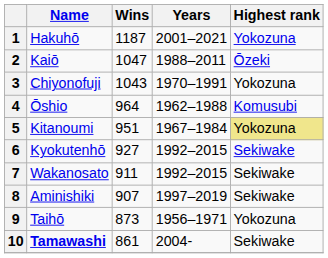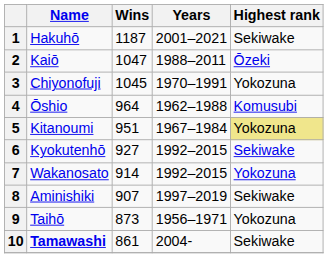(265, 38) Yokozuna -> (264, 38) Sekiwake
(131, 83) 1043 -> (131, 83) 1045
(127, 173) 911 -> (127, 173) 914
(264, 173) Sekiwake -> (265, 173) Yokozuna
